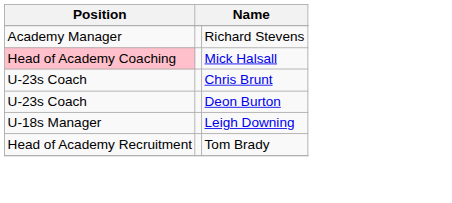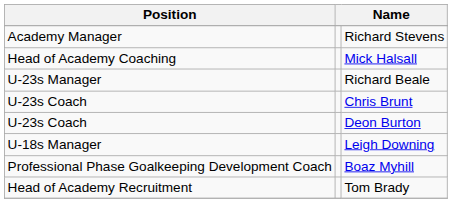(92, 58) pink background -> (92, 58) no background
+ row: (387, 79)
+ row: (379, 166)
